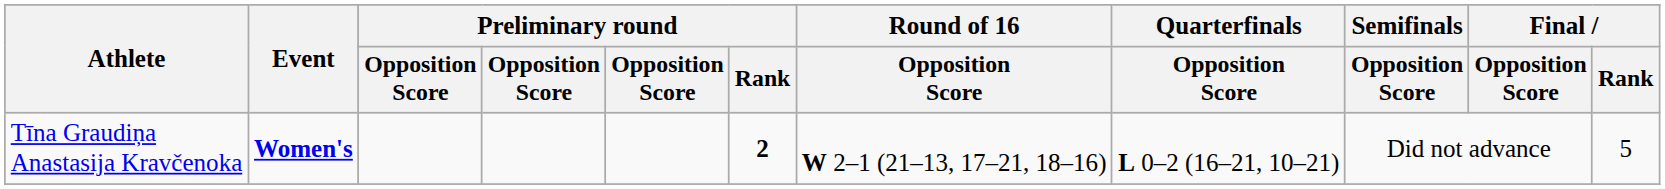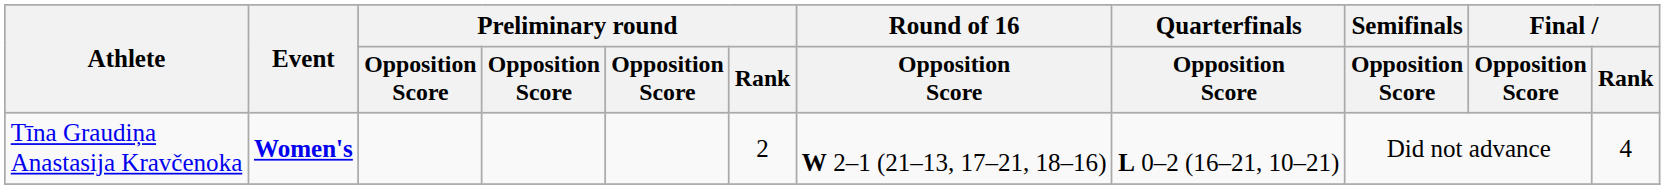(763, 148) bold -> (763, 148) normal
(1626, 148) 5 -> (1626, 148) 4
